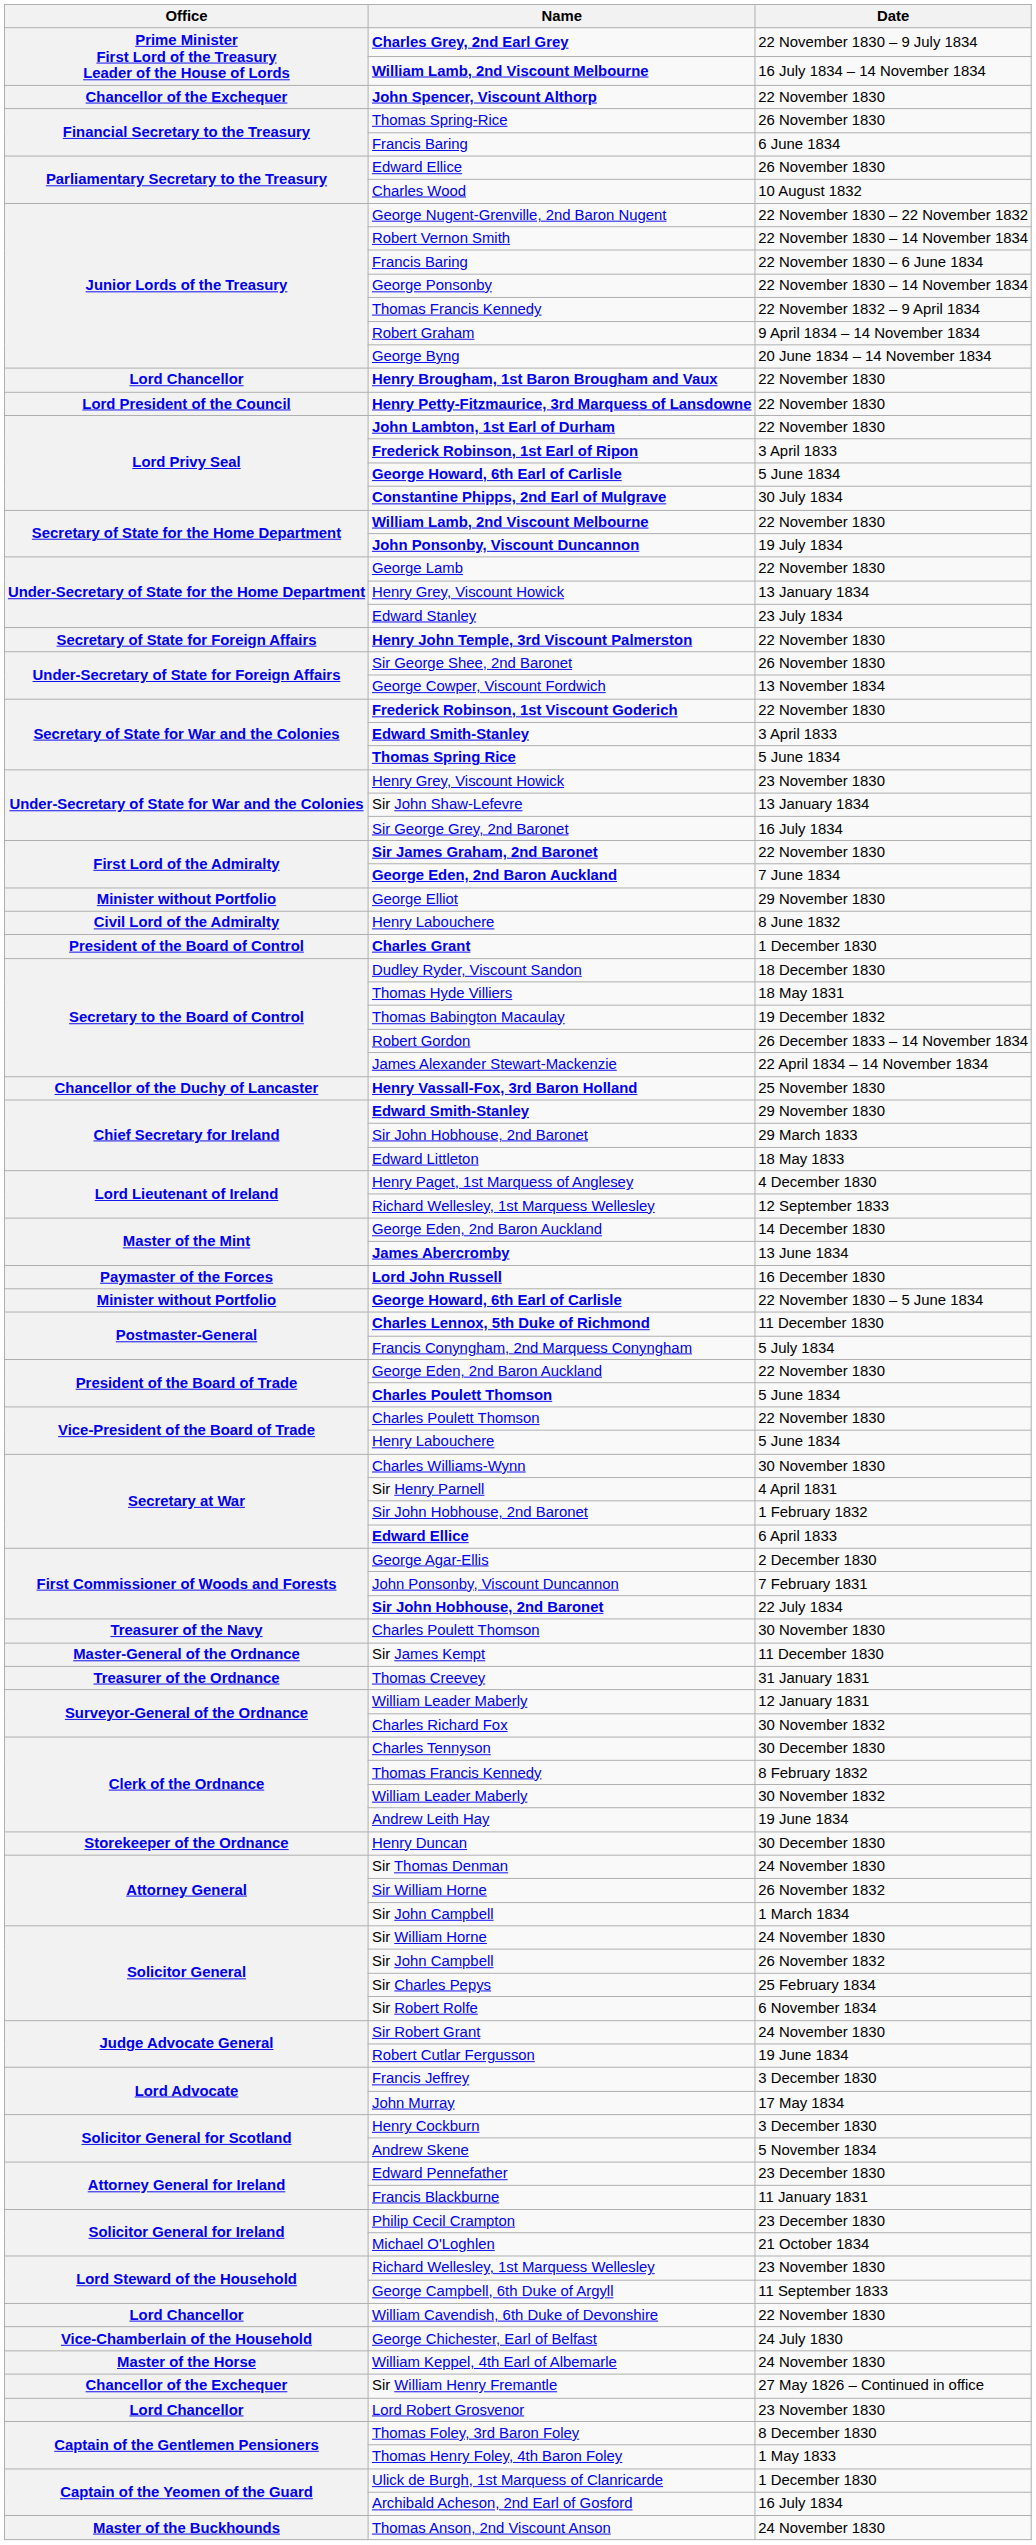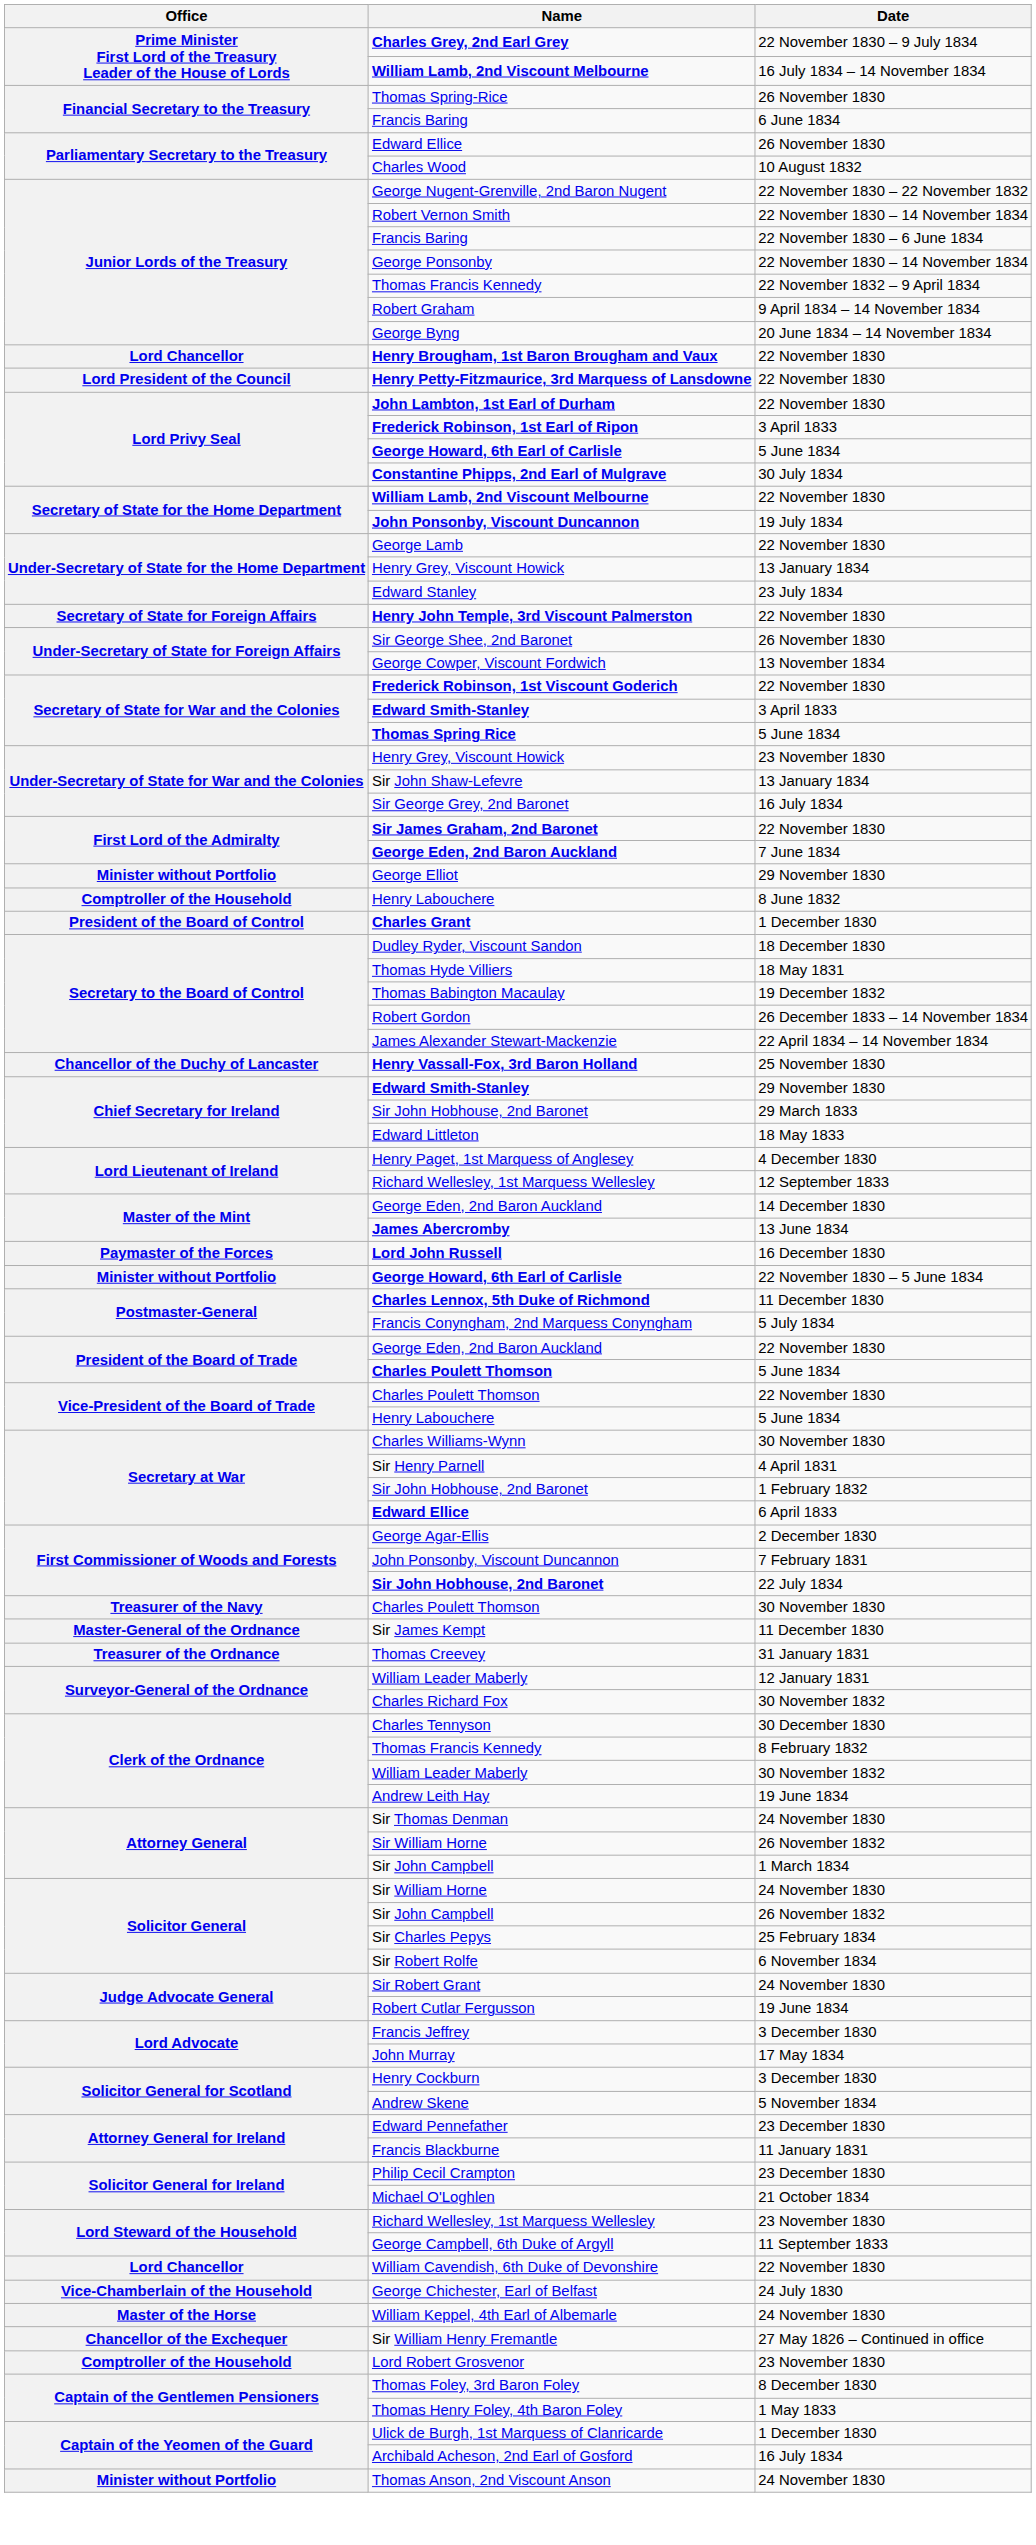- row: (484, 96)
(186, 922) Civil Lord of the Admiralty -> (186, 899) Comptroller of the Household
- row: (420, 1843)
(186, 2409) Lord Chancellor -> (186, 2362) Comptroller of the Household
(186, 2527) Master of the Buckhounds -> (186, 2480) Minister without Portfolio
